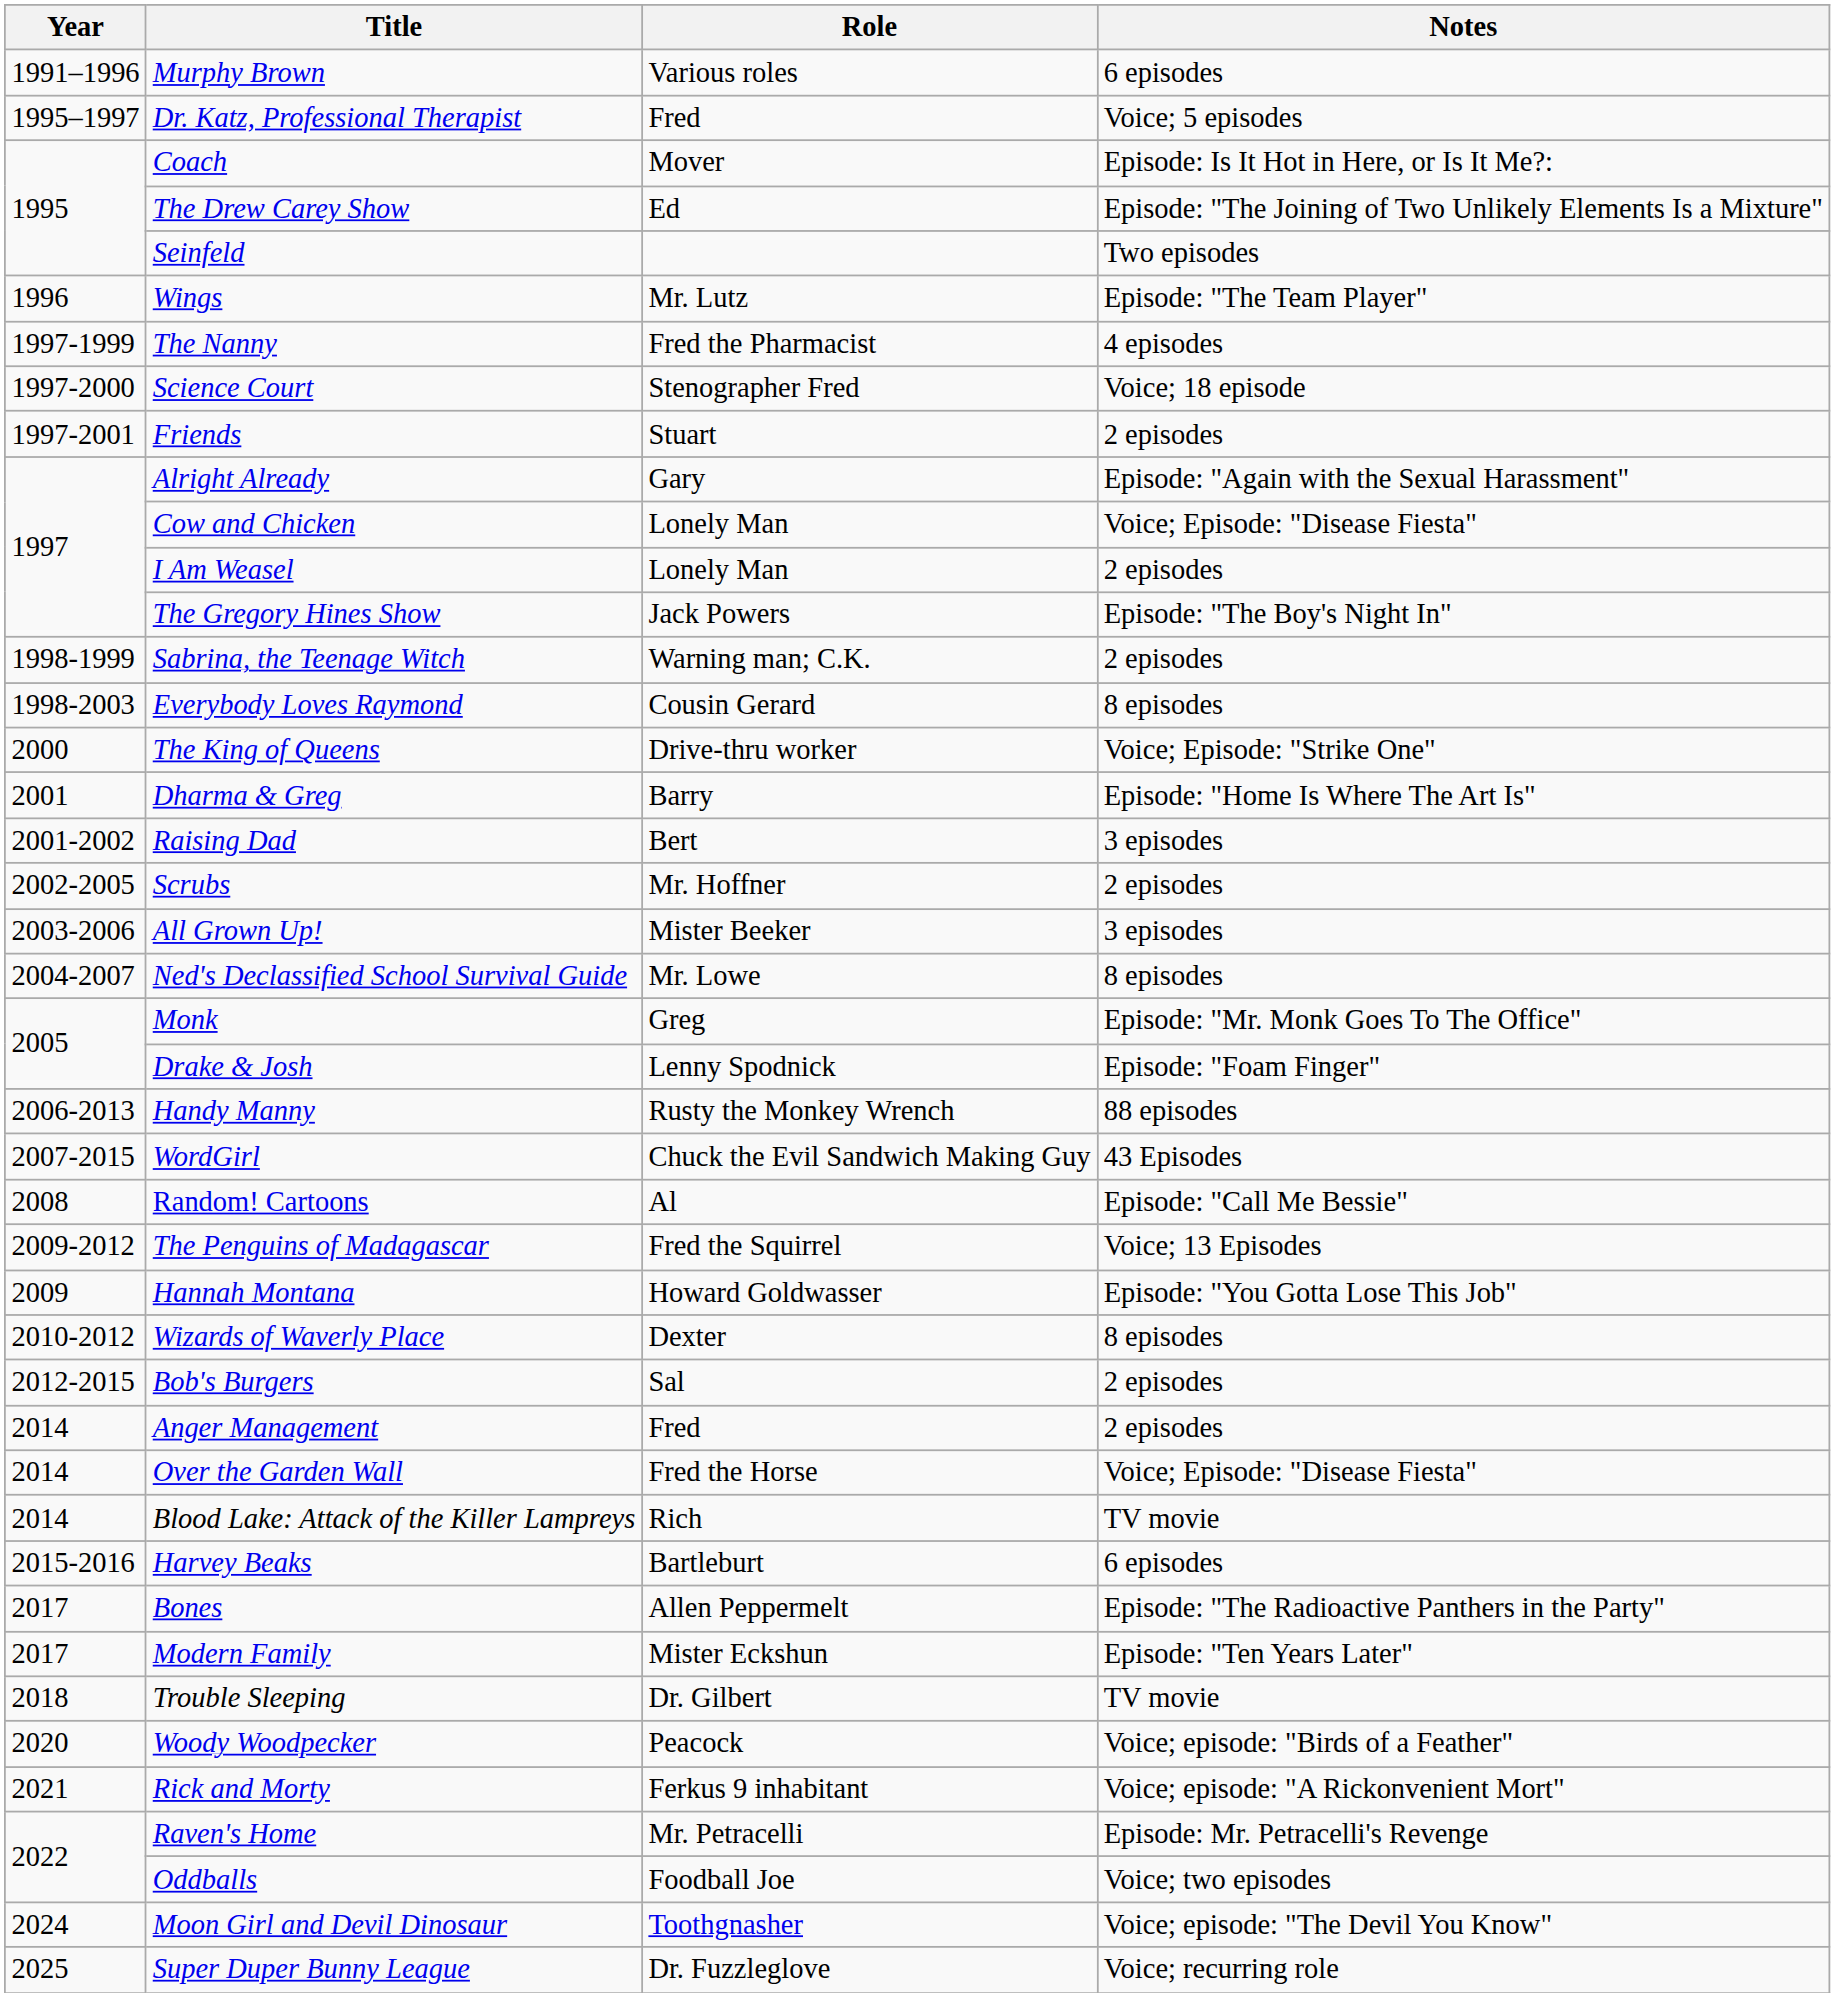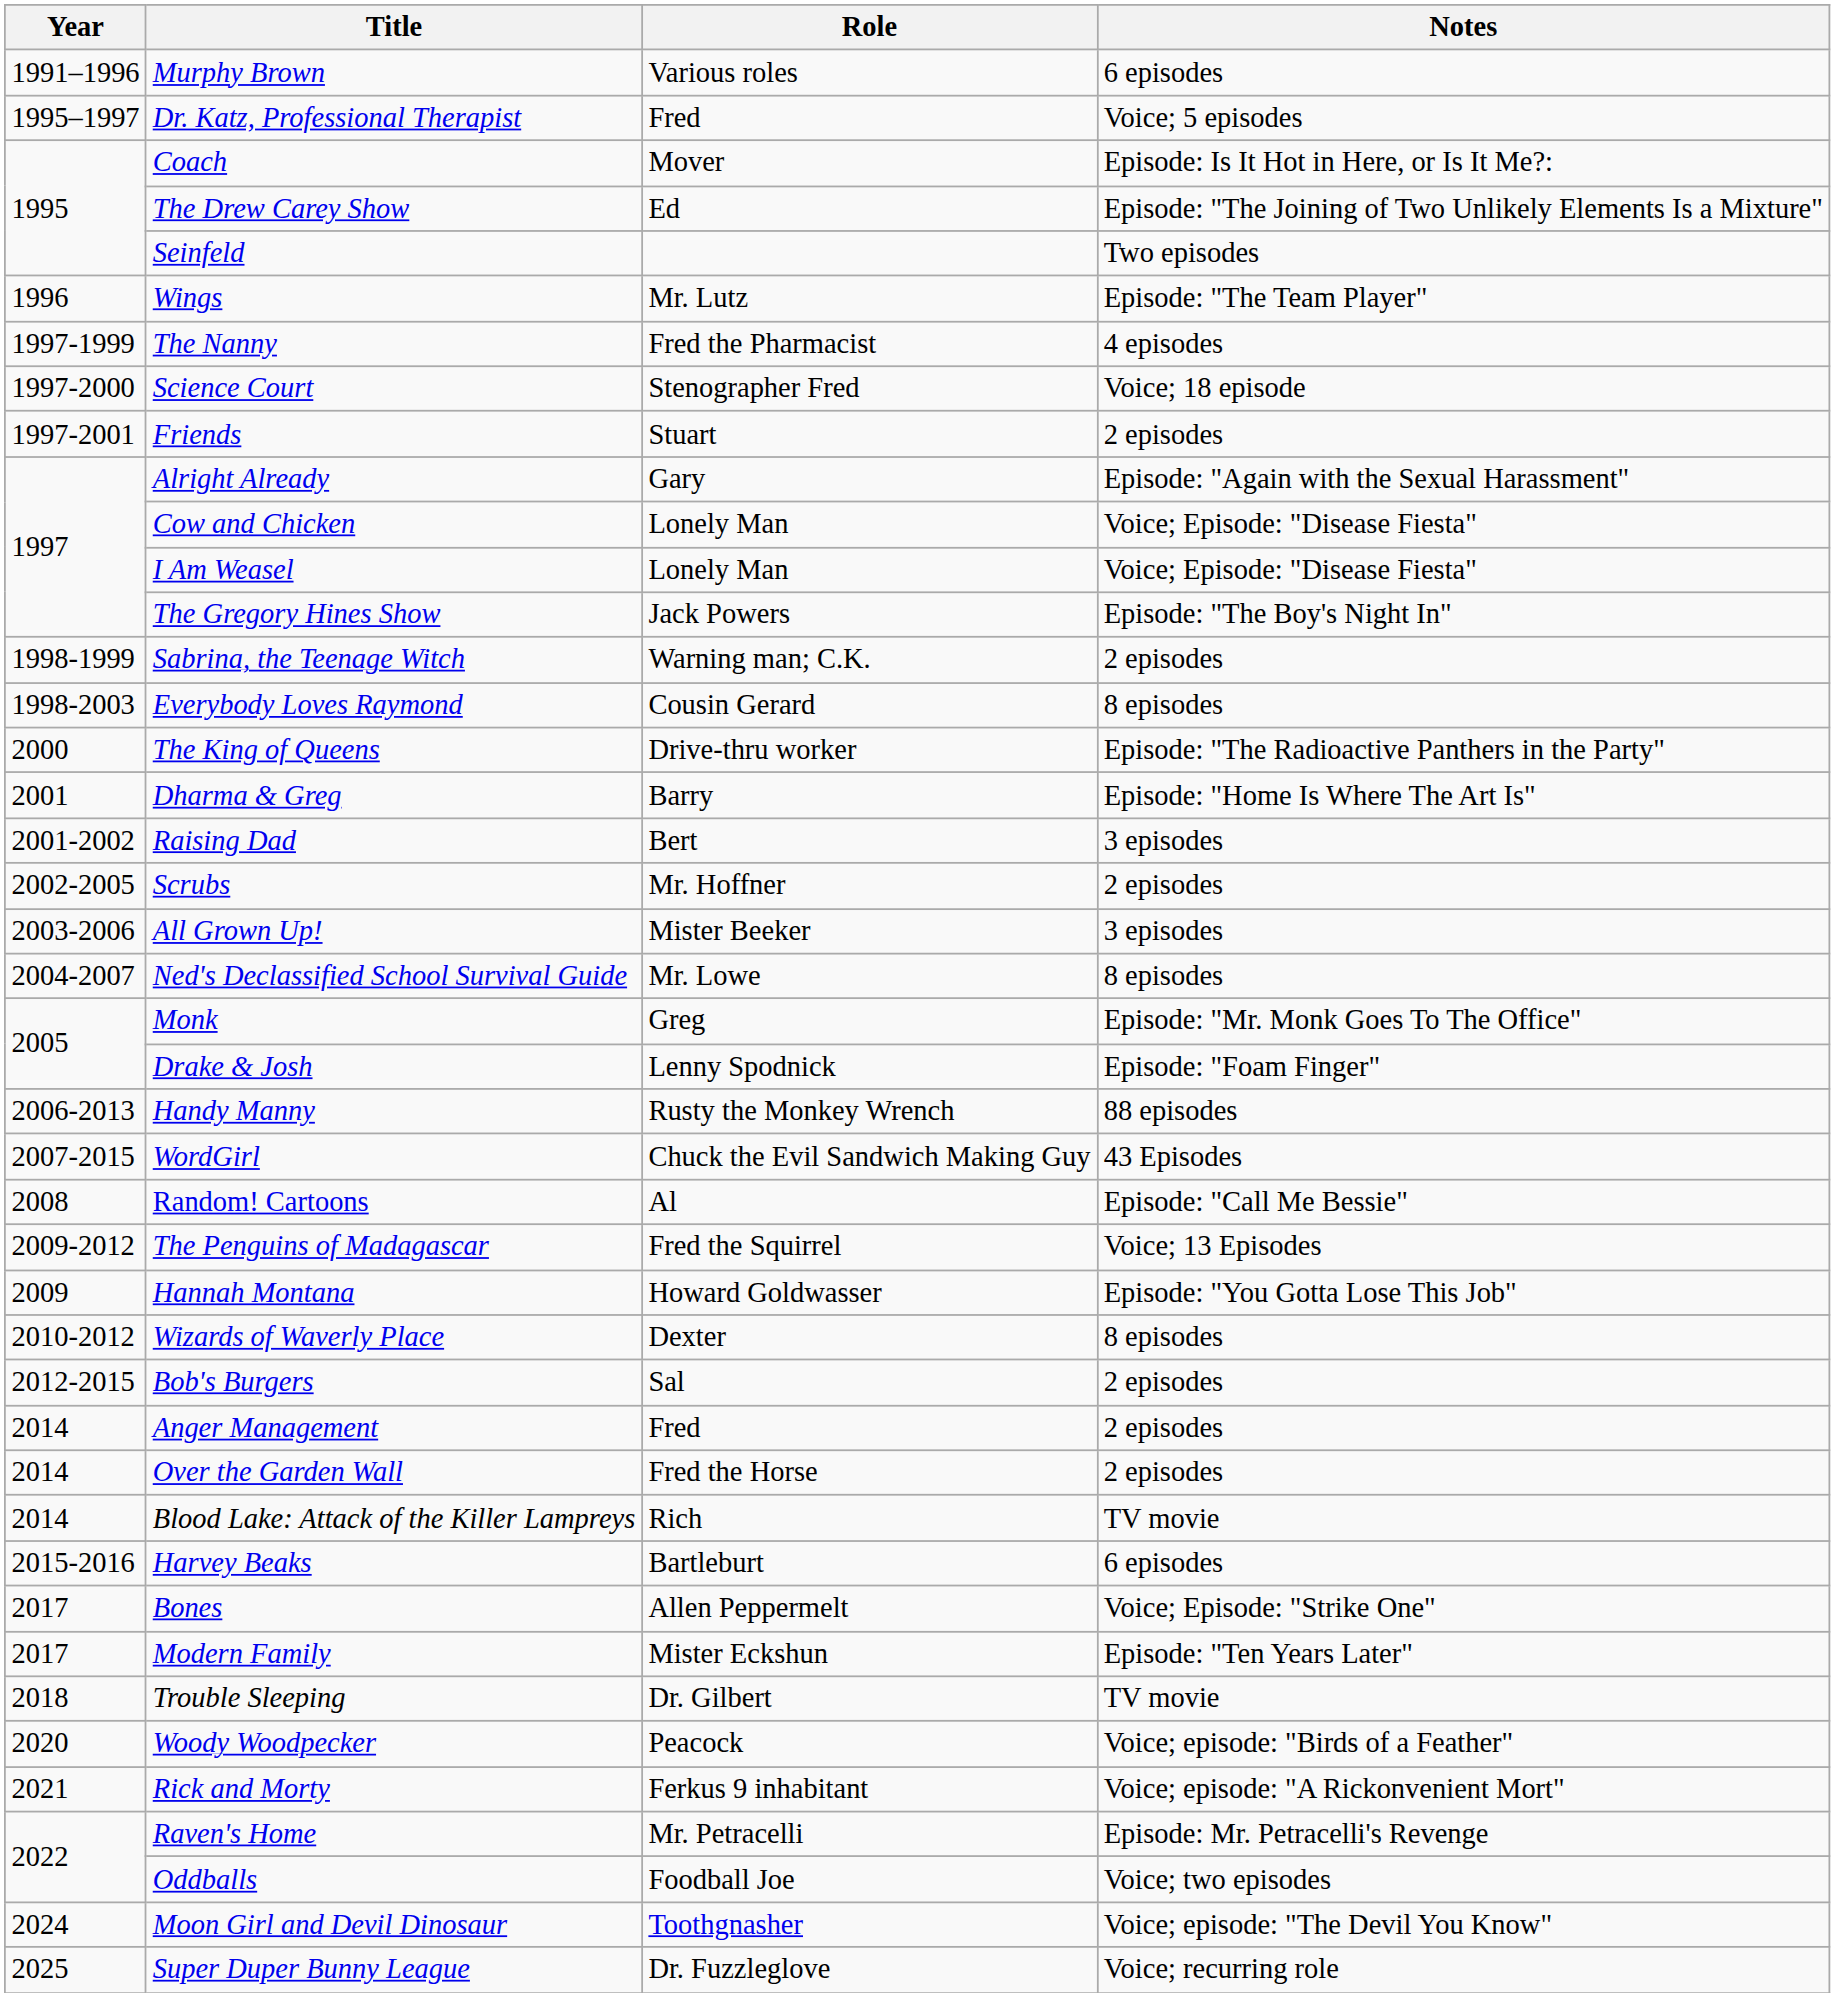(1163, 569) 2 episodes -> (1290, 569) Voice; Episode: "Disease Fiesta"
(1270, 749) Voice; Episode: "Strike One" -> (1384, 749) Episode: "The Radioactive Panthers in the Party"
(1290, 1472) Voice; Episode: "Disease Fiesta" -> (1163, 1472) 2 episodes
(1384, 1607) Episode: "The Radioactive Panthers in the Party" -> (1270, 1607) Voice; Episode: "Strike One"
